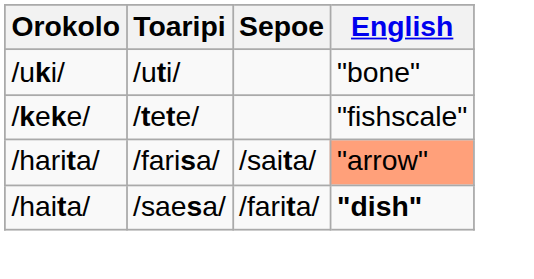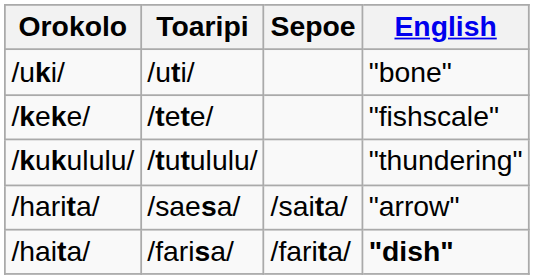+ row: (73, 161)
(176, 161) /farisa/ -> (194, 206) /saesa/
(383, 161) lightsalmon background -> (414, 206) no background
(180, 206) /saesa/ -> (191, 251) /farisa/
